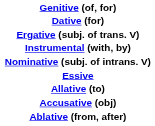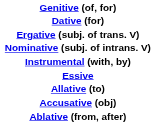rows swapped: (78, 62) <-> (78, 48)
